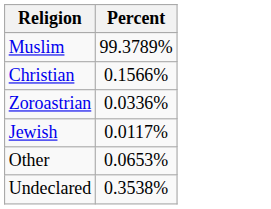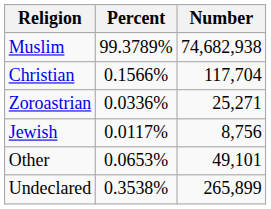+ column: (221, 18)
